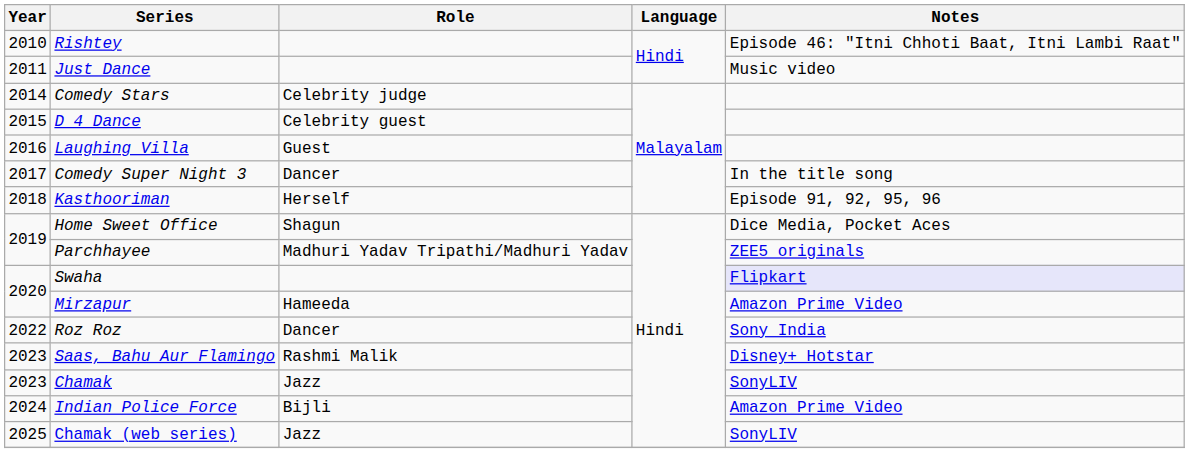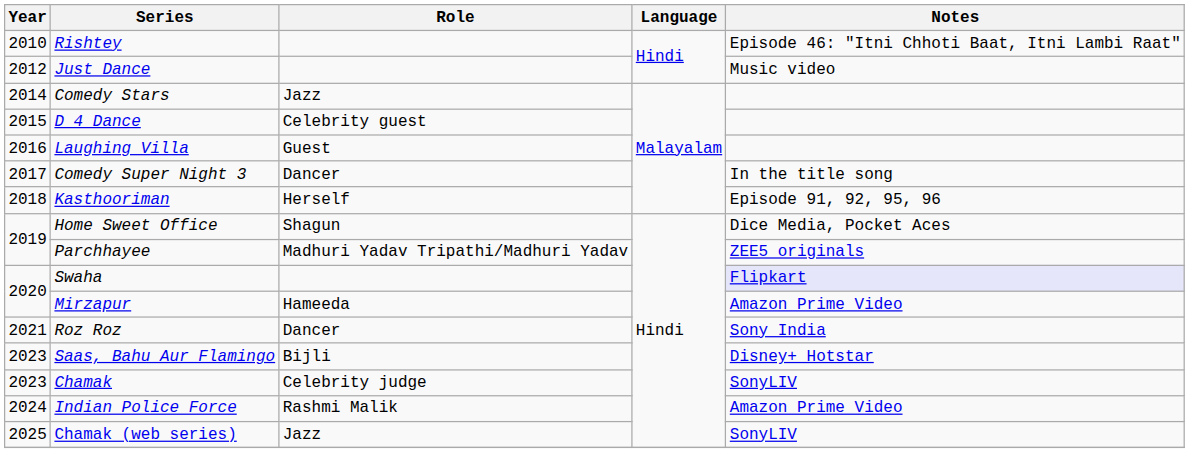(28, 70) 2011 -> (28, 70) 2012
(355, 96) Celebrity judge -> (302, 96) Jazz
(28, 330) 2022 -> (28, 330) 2021
(340, 356) Rashmi Malik -> (307, 356) Bijli
(302, 382) Jazz -> (355, 382) Celebrity judge
(307, 409) Bijli -> (340, 409) Rashmi Malik
